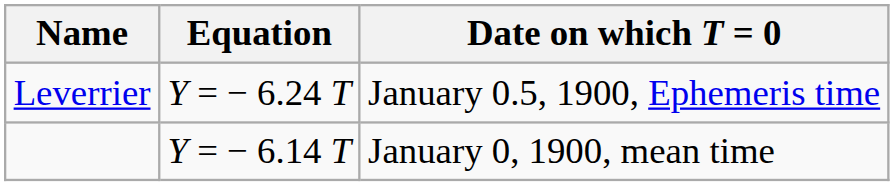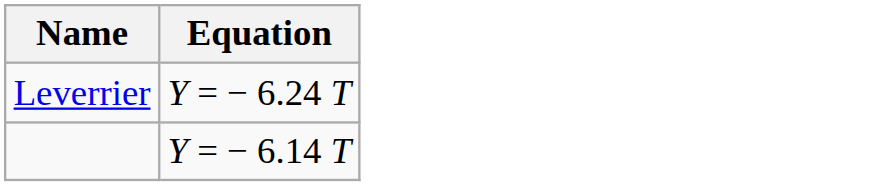- column: (624, 33)
